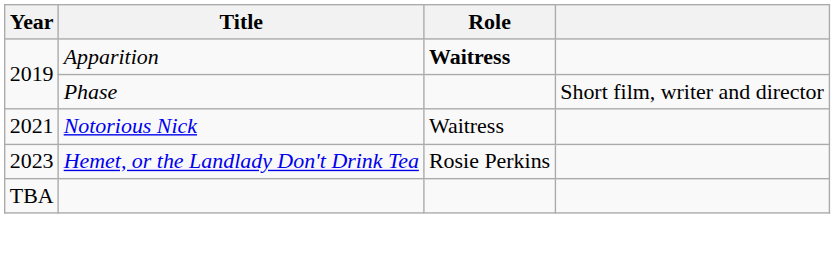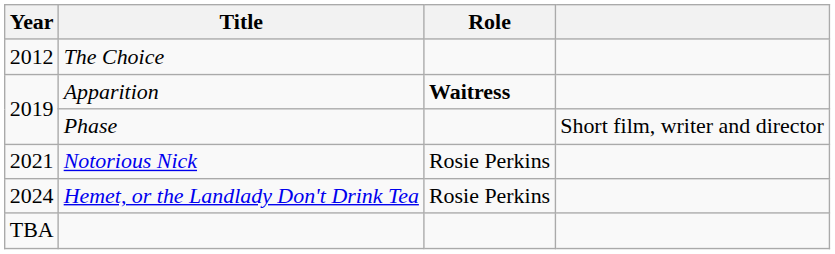+ row: (114, 56)
(466, 126) Waitress -> (490, 160) Rosie Perkins
(32, 160) 2023 -> (32, 195) 2024
